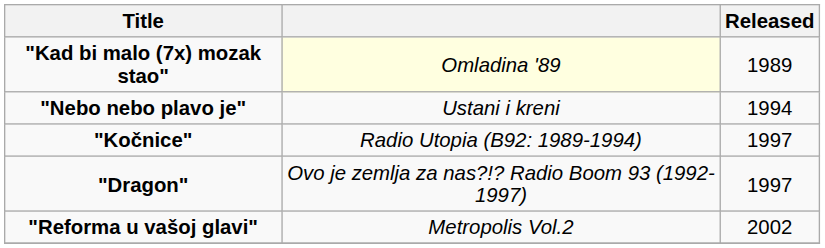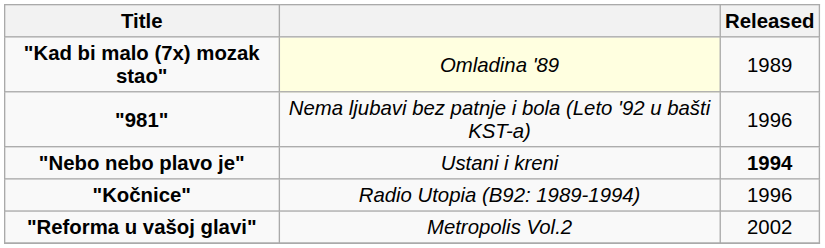+ row: (142, 120)
(770, 108) normal -> (770, 163) bold
(770, 140) 1997 -> (770, 196) 1996
- row: (143, 184)
